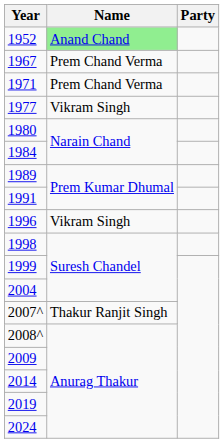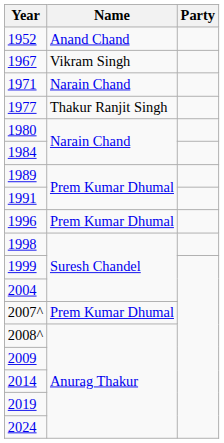(90, 38) lightgreen background -> (90, 38) no background
(106, 61) Prem Chand Verma -> (90, 61) Vikram Singh
(106, 84) Prem Chand Verma -> (90, 84) Narain Chand
(90, 107) Vikram Singh -> (109, 107) Thakur Ranjit Singh
(90, 221) Vikram Singh -> (112, 221) Prem Kumar Dhumal
(109, 312) Thakur Ranjit Singh -> (112, 312) Prem Kumar Dhumal
